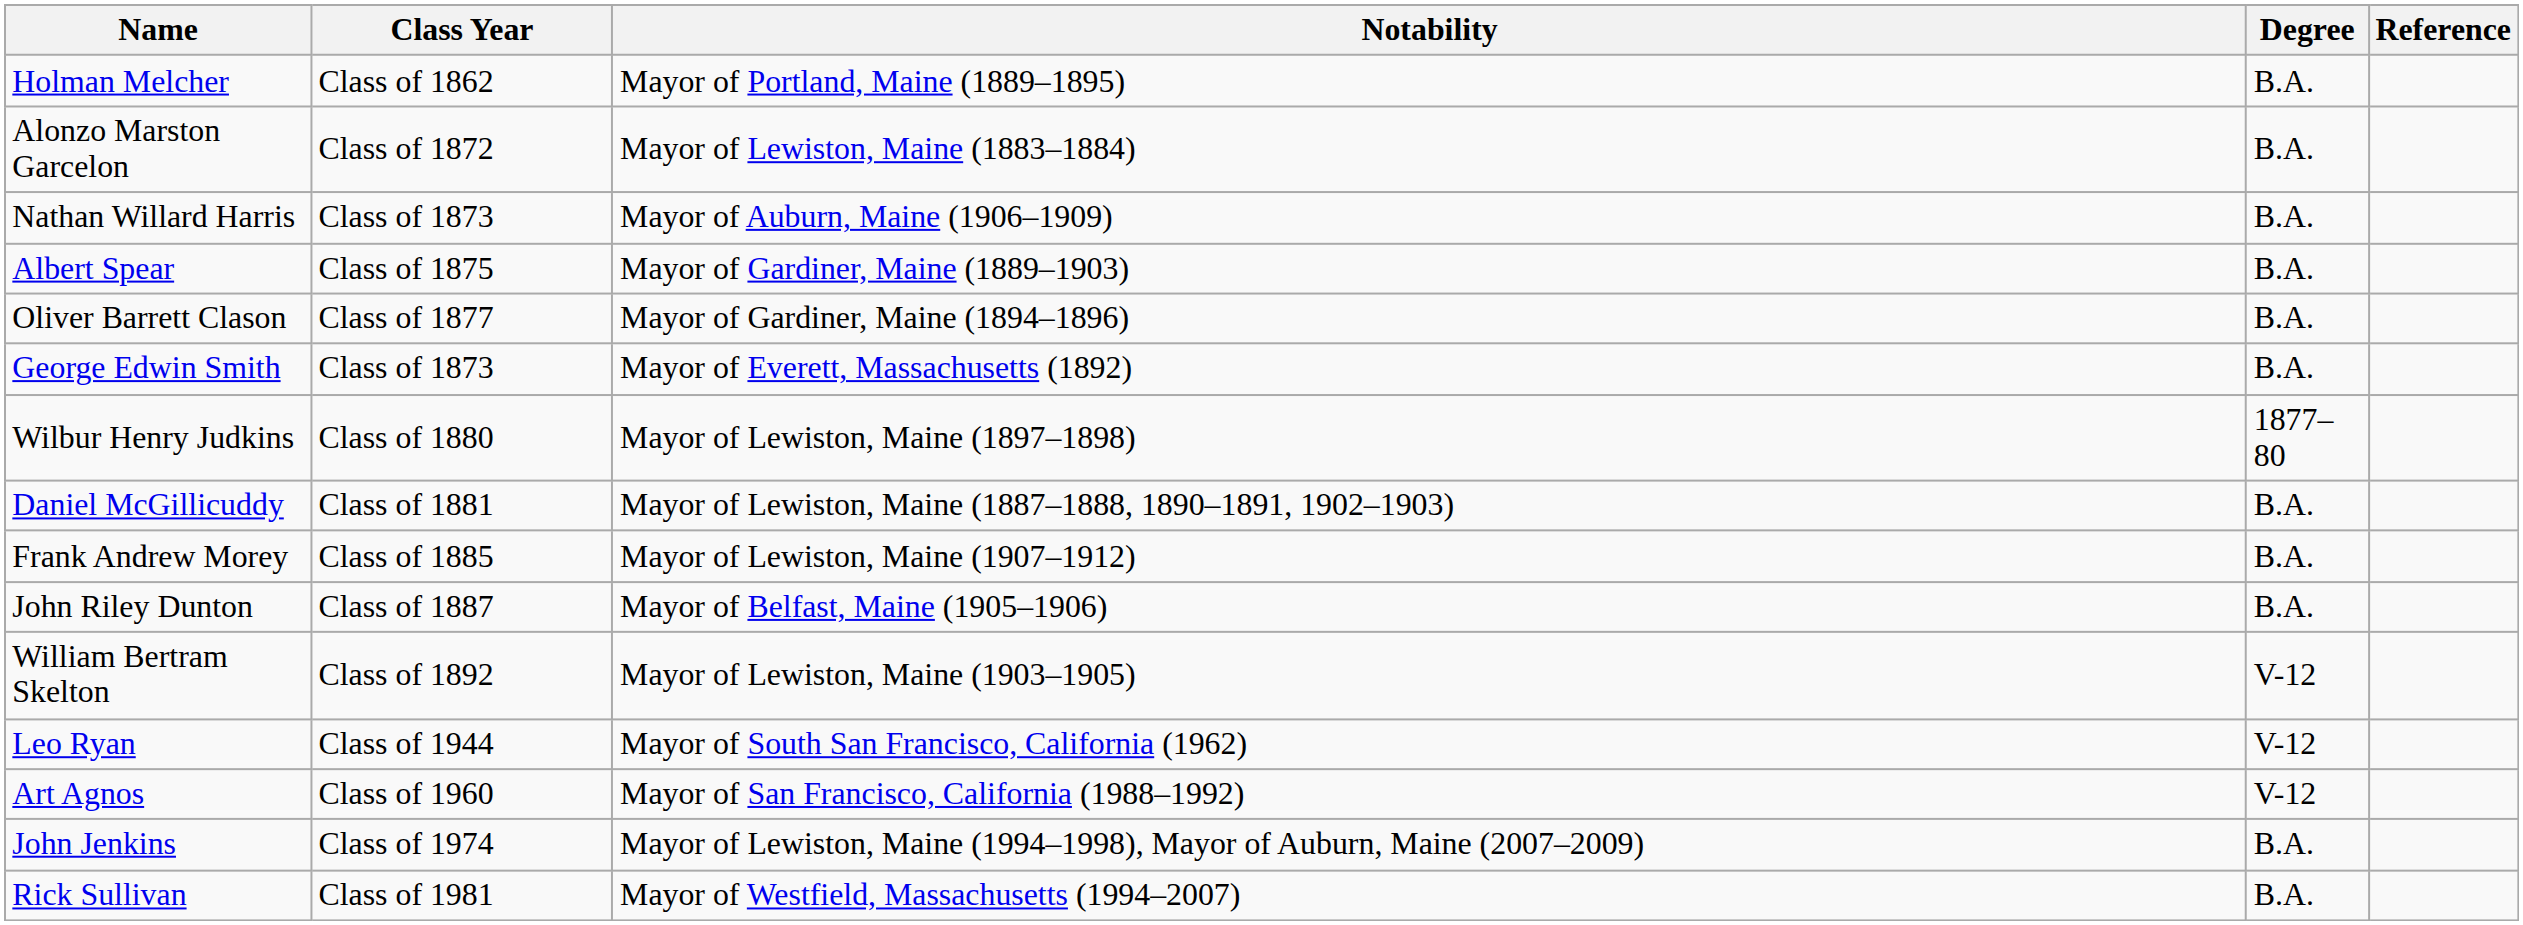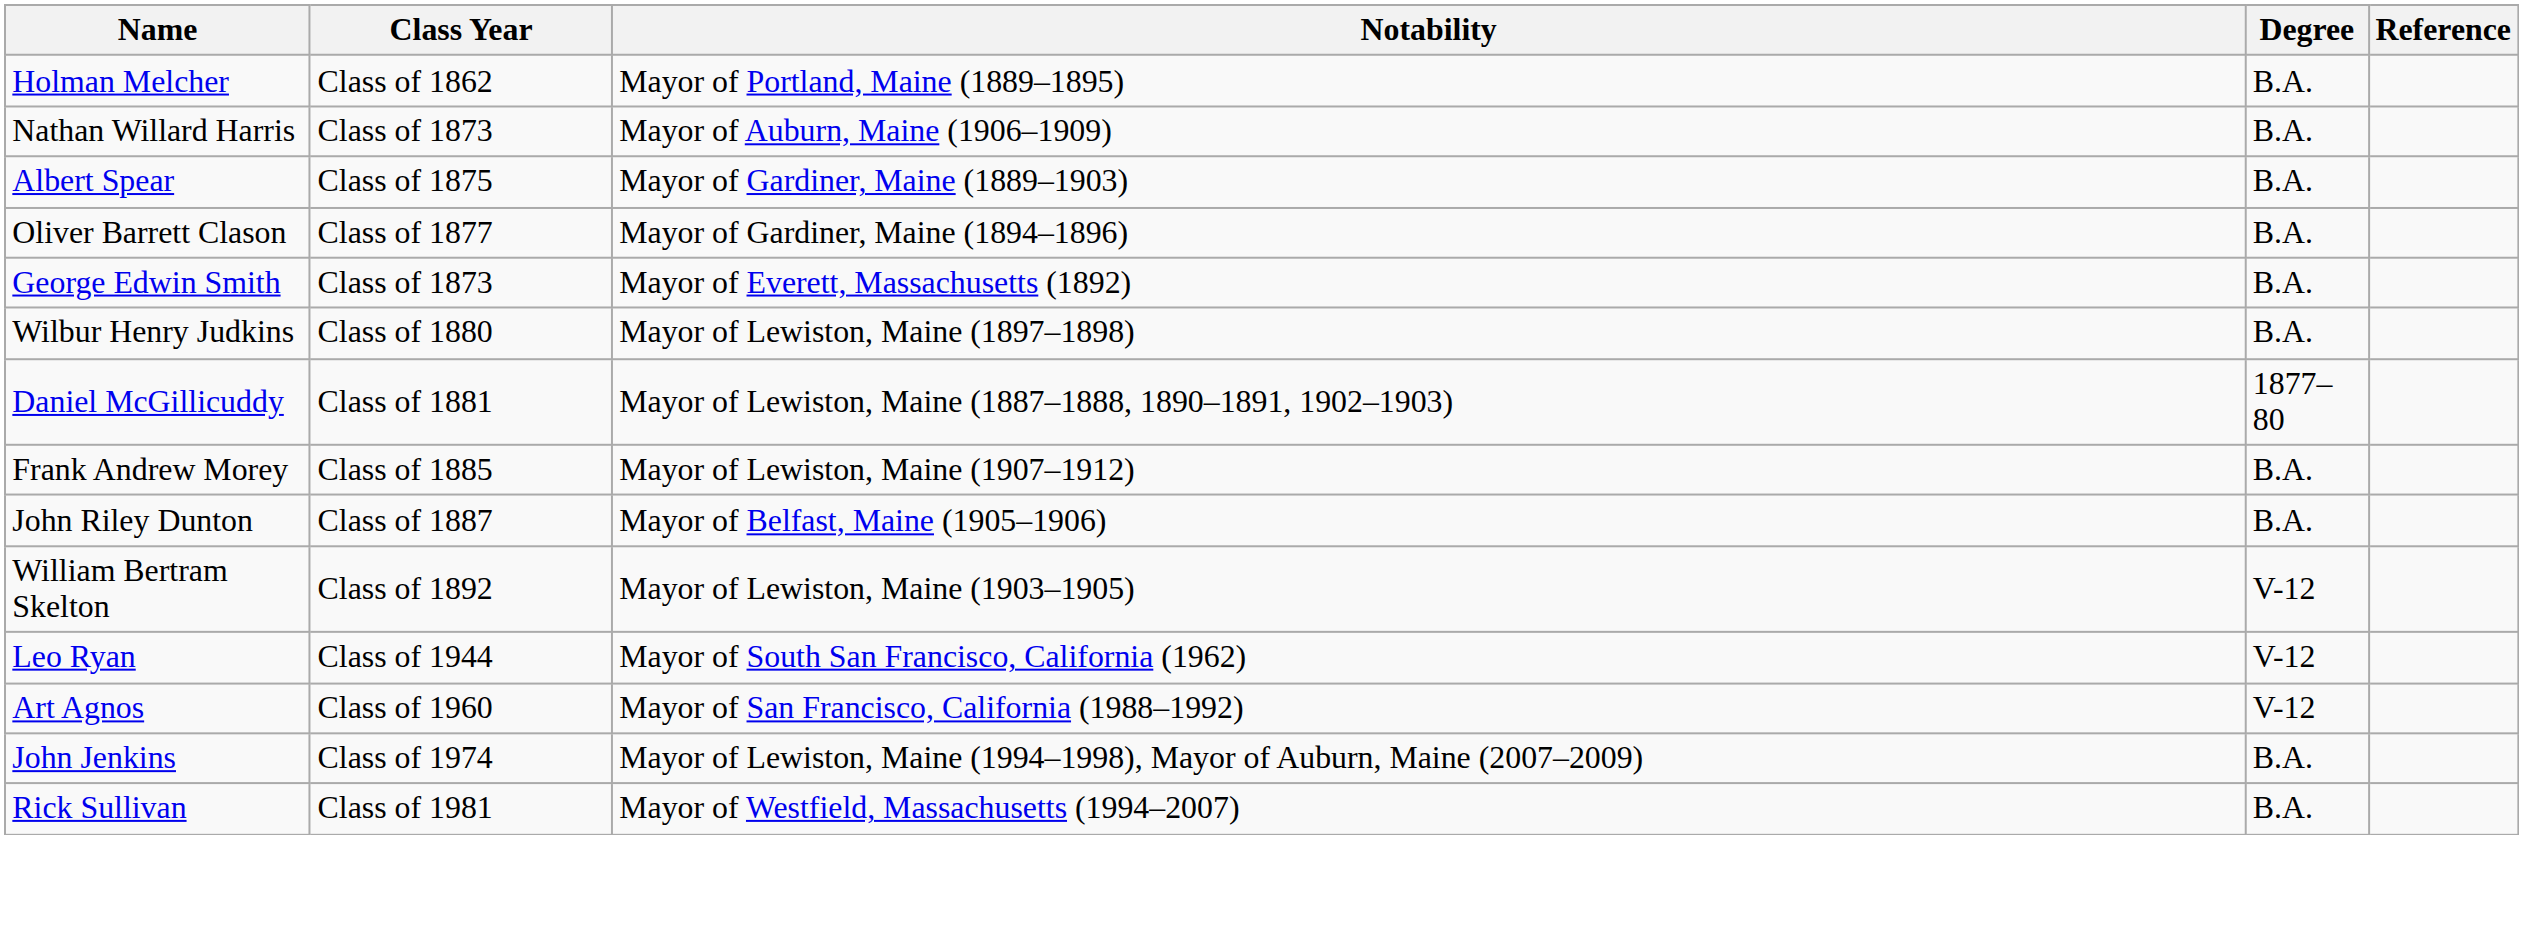- row: (116, 148)
(2294, 436) 1877–80 -> (2283, 332) B.A.
(2284, 505) B.A. -> (2293, 401) 1877–80
